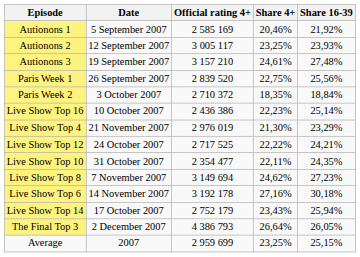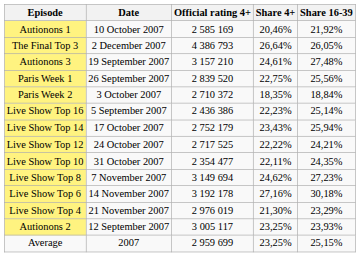(129, 29) 5 September 2007 -> (129, 29) 10 October 2007
rows swapped: (45, 45) <-> (45, 227)
(129, 111) 10 October 2007 -> (129, 111) 5 September 2007
rows swapped: (45, 210) <-> (45, 128)
